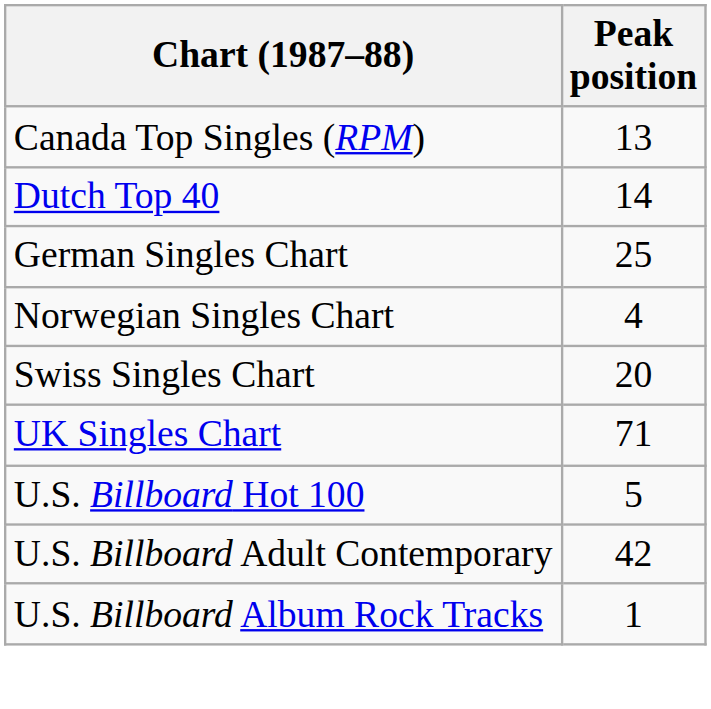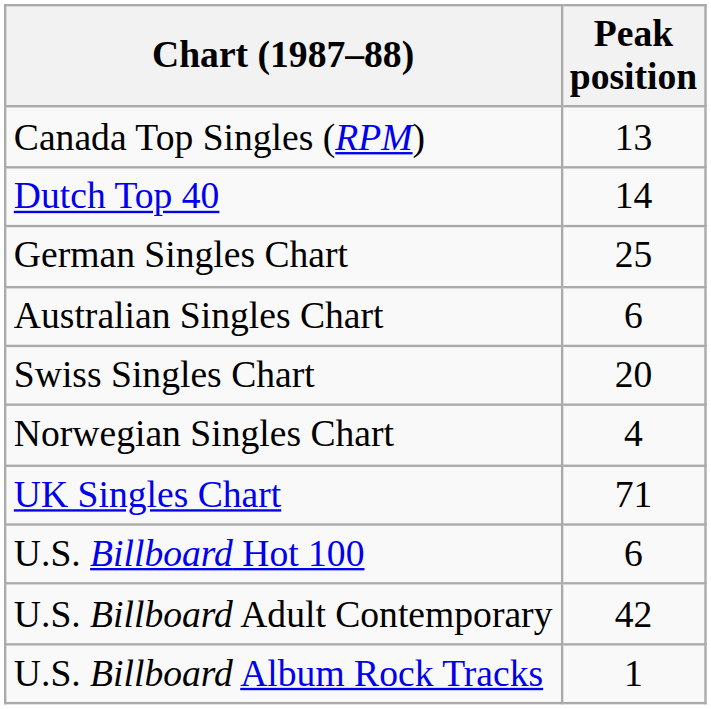+ row: (199, 315)
rows swapped: (204, 315) <-> (164, 374)
(634, 494) 5 -> (634, 553) 6
